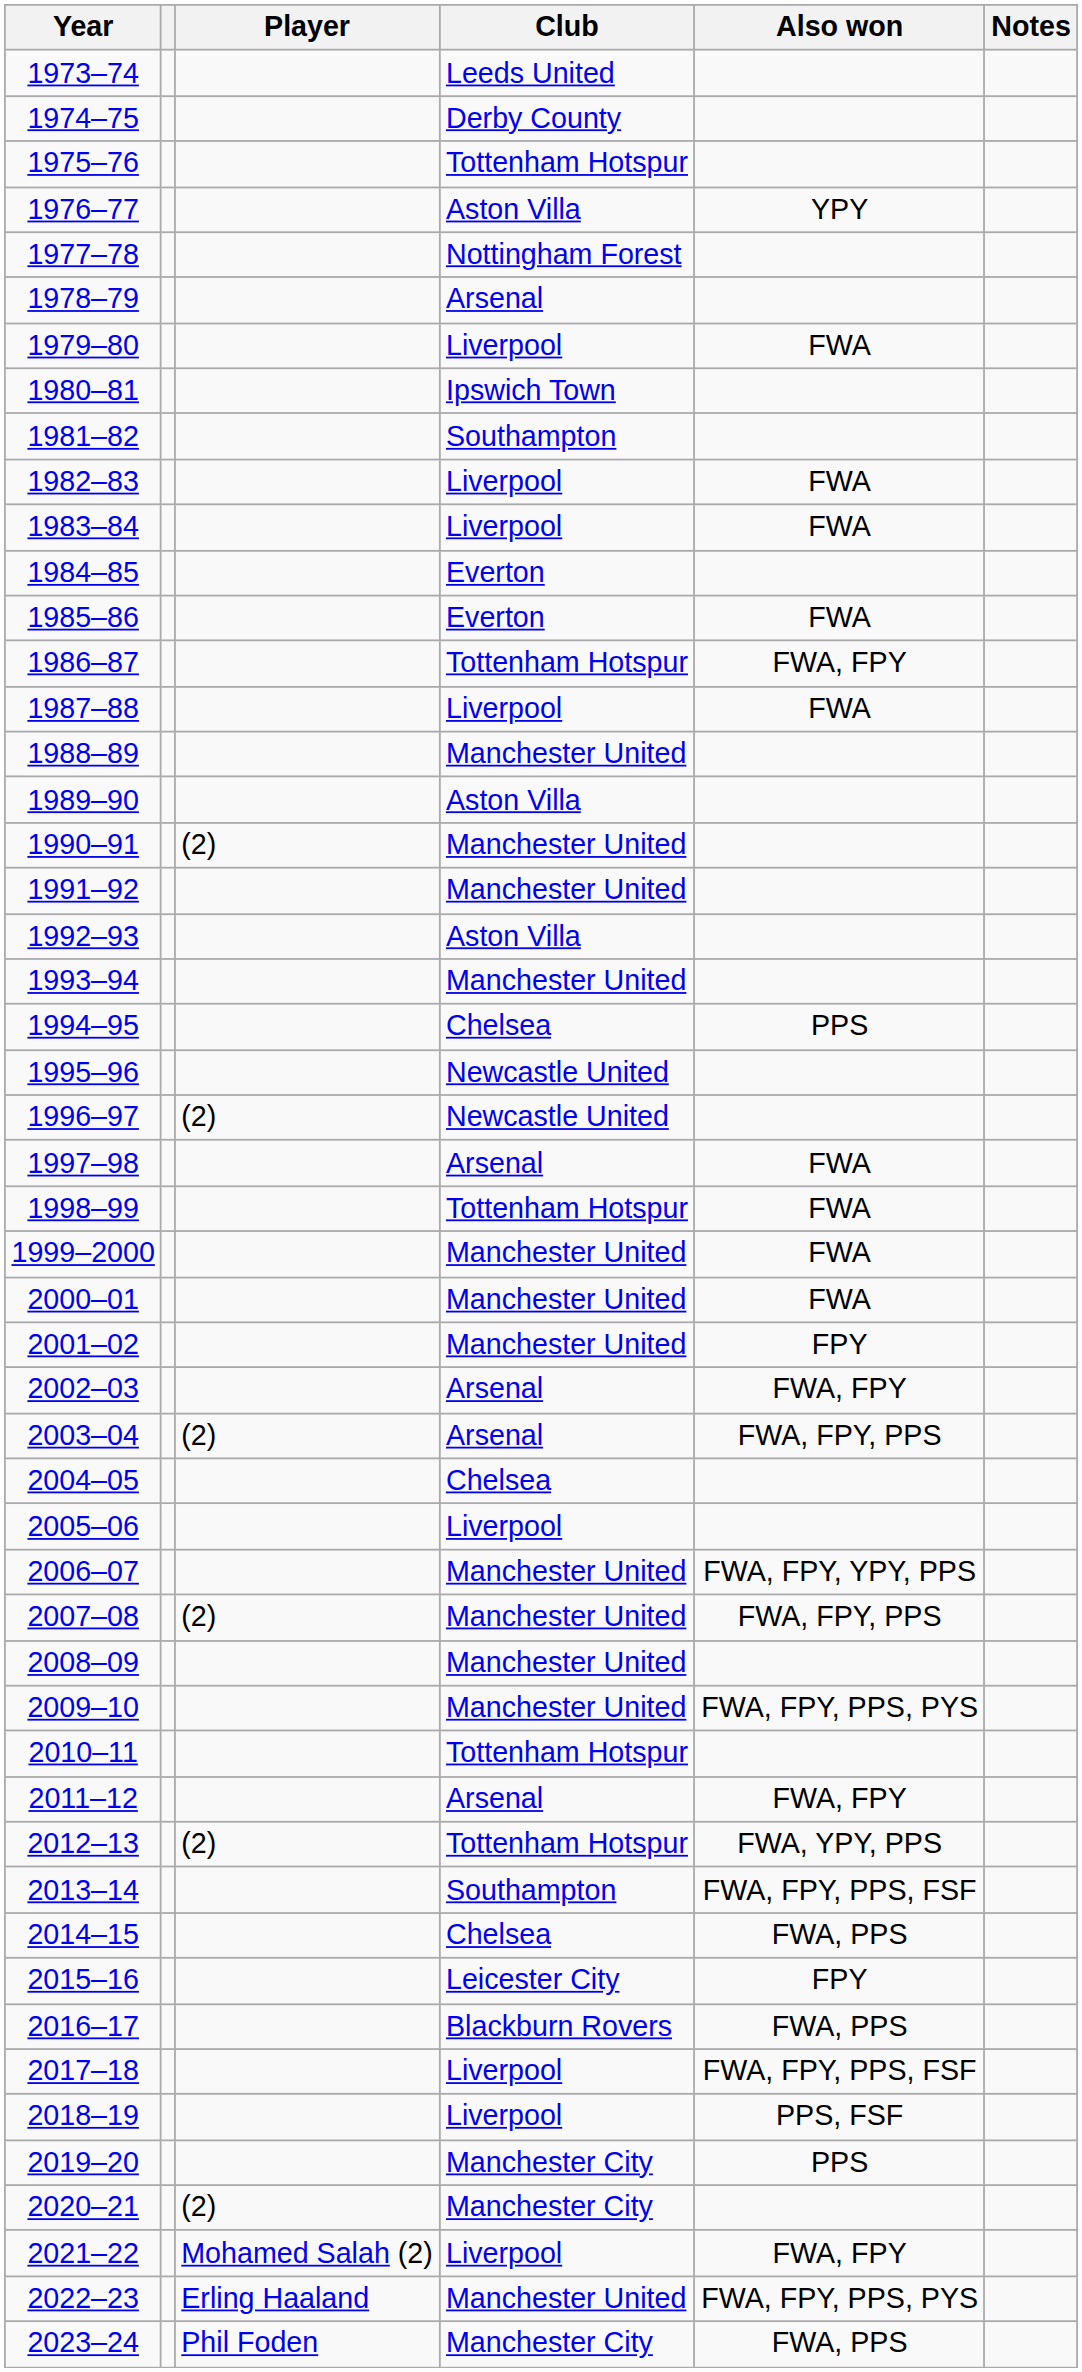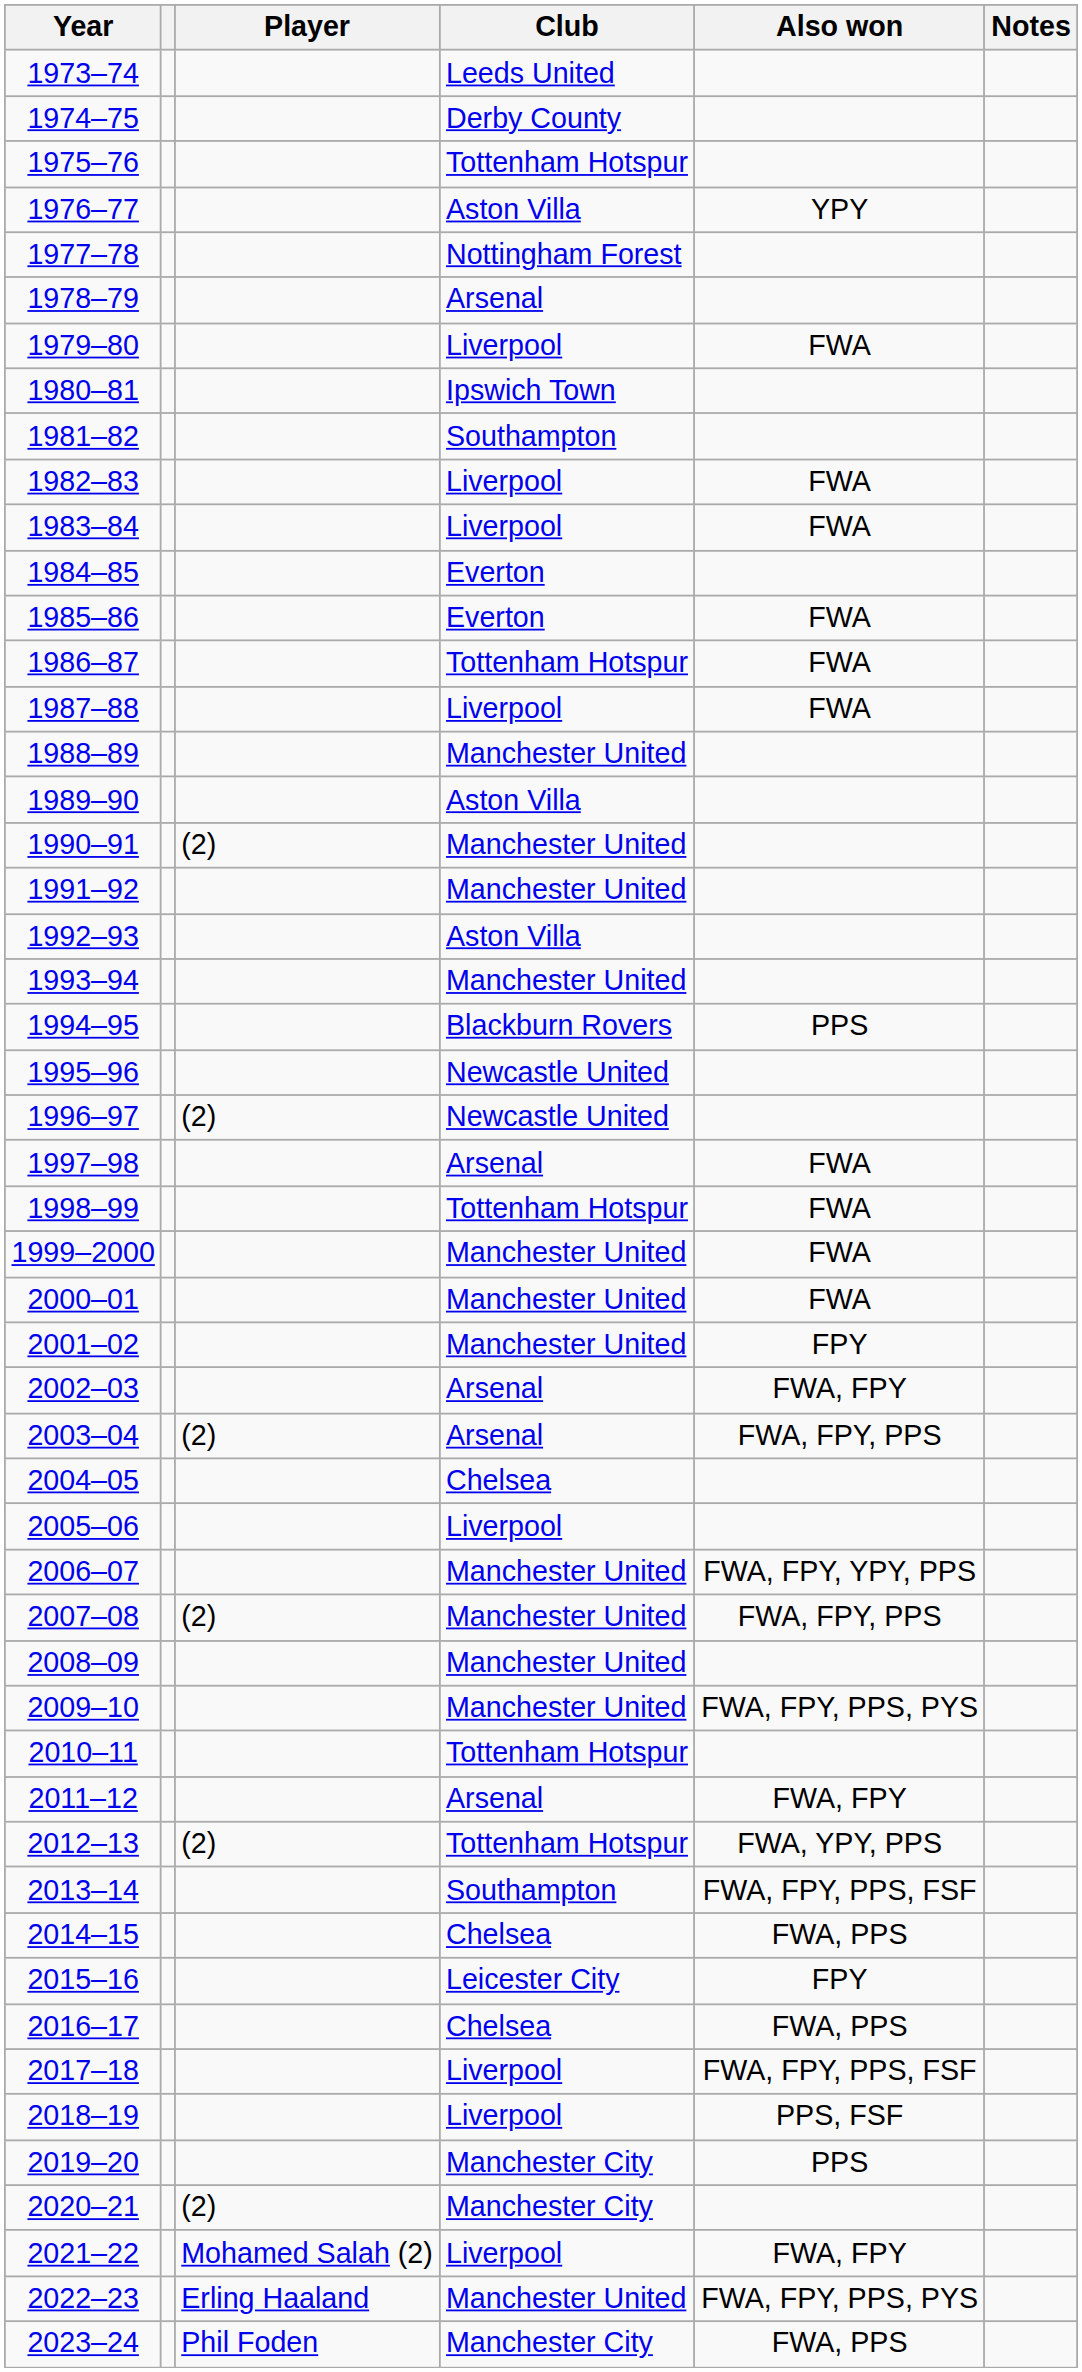(840, 663) FWA, FPY -> (840, 663) FWA
(499, 1026) Chelsea -> (559, 1026) Blackburn Rovers
(559, 2025) Blackburn Rovers -> (499, 2025) Chelsea
